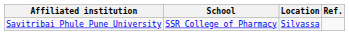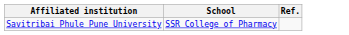- column: (300, 11)
